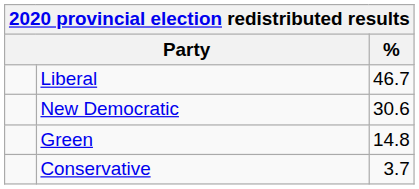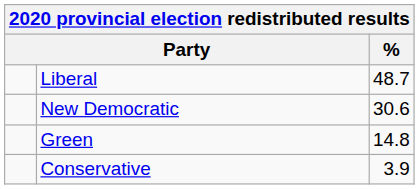(391, 79) 46.7 -> (391, 79) 48.7
(397, 169) 3.7 -> (397, 169) 3.9
